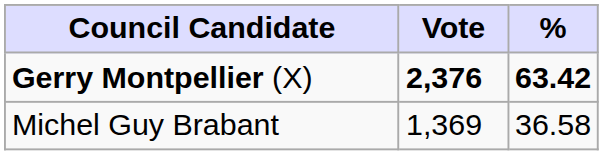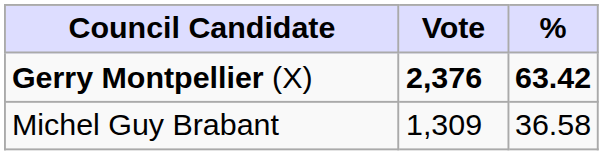(444, 125) 1,369 -> (444, 125) 1,309
